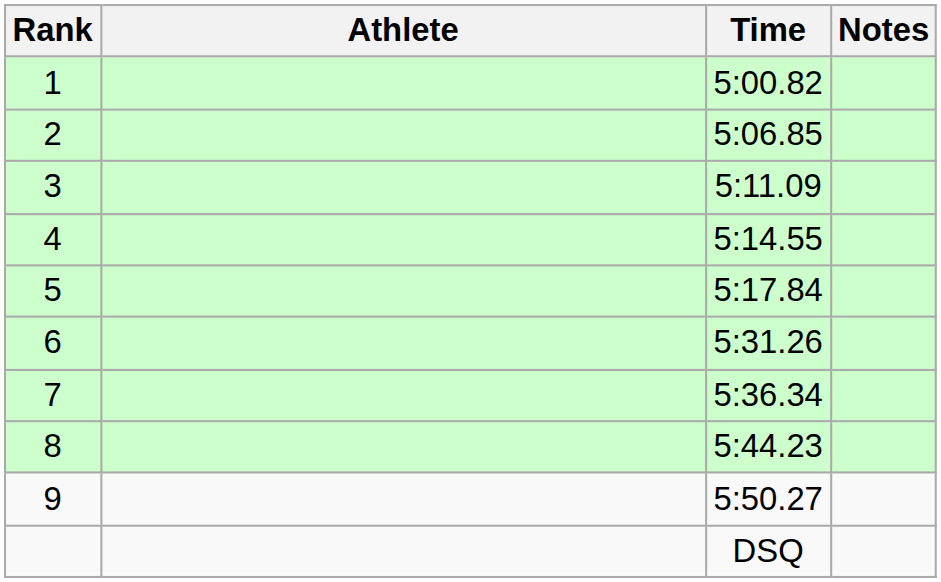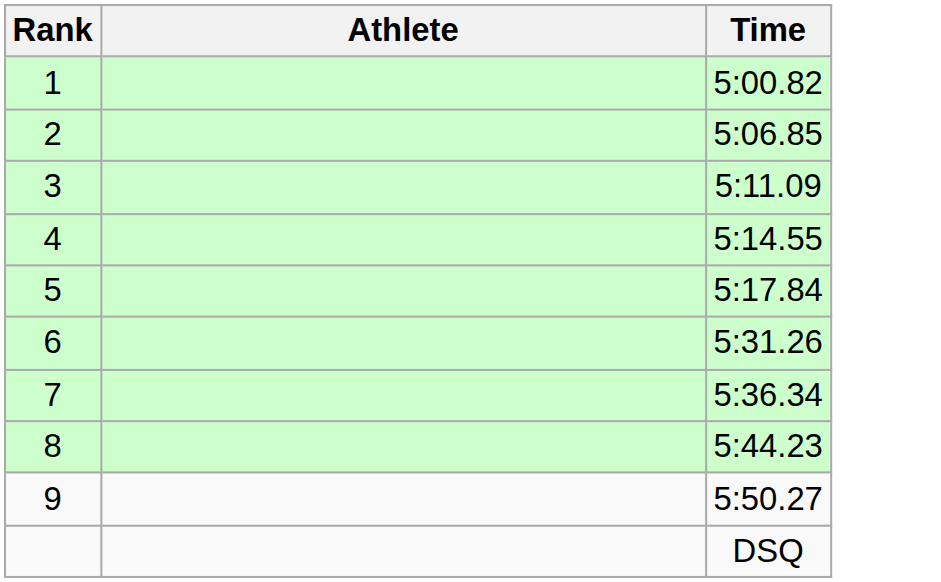- column: (884, 30)
